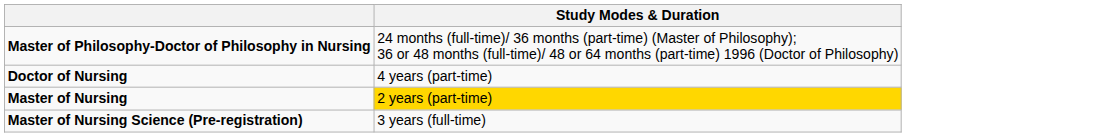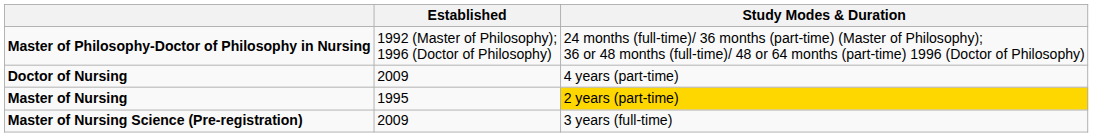+ column: (467, 15)
